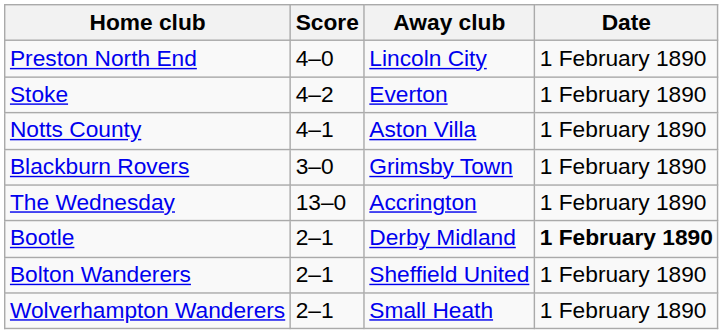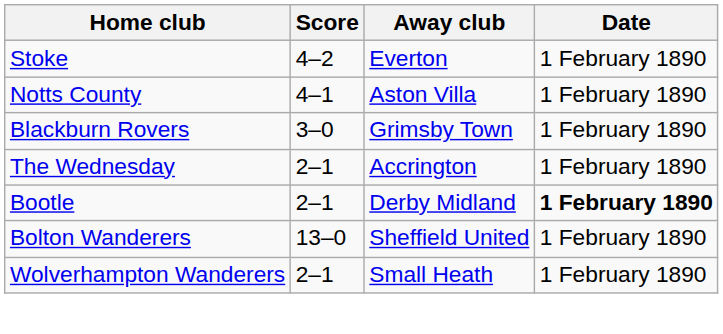- row: (103, 58)
(321, 202) 13–0 -> (315, 166) 2–1
(315, 274) 2–1 -> (321, 238) 13–0
